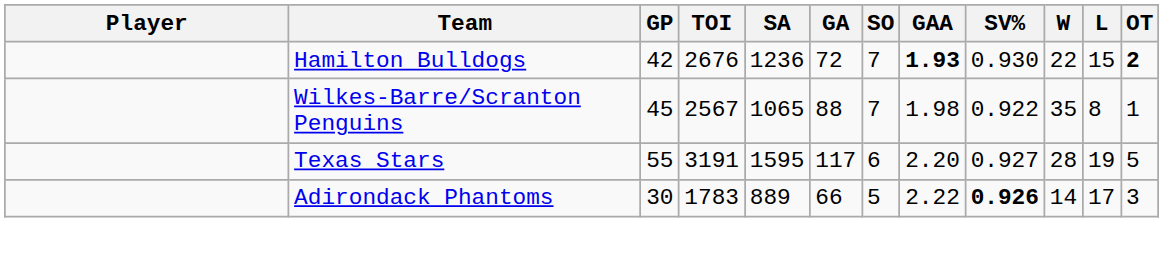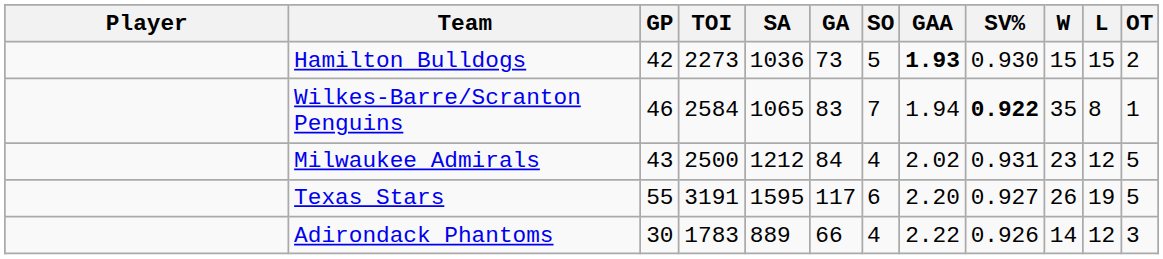(712, 60) 2676 -> (712, 60) 2273
(777, 60) 1236 -> (777, 60) 1036
(829, 60) 72 -> (829, 60) 73
(874, 60) 7 -> (874, 60) 5
(1063, 60) 22 -> (1063, 60) 15
(1133, 60) bold -> (1133, 60) normal
(660, 111) 45 -> (660, 111) 46
(712, 111) 2567 -> (712, 111) 2584
(829, 111) 88 -> (829, 111) 83
(933, 111) 1.98 -> (933, 111) 1.94
(1005, 111) normal -> (1005, 111) bold
+ row: (417, 161)
(1063, 161) 28 -> (1063, 198) 26
(874, 198) 5 -> (874, 235) 4
(1005, 198) bold -> (1005, 235) normal
(1102, 198) 17 -> (1102, 235) 12
